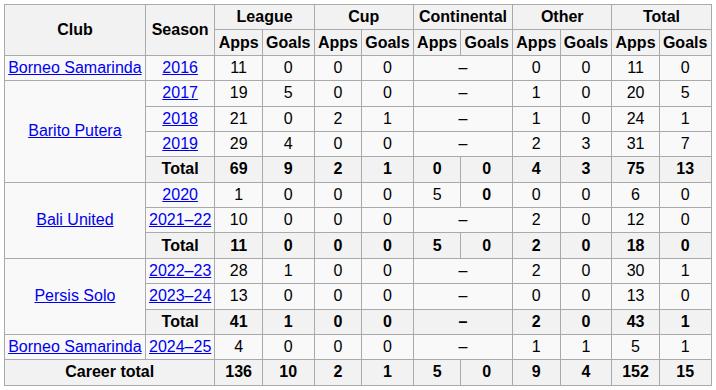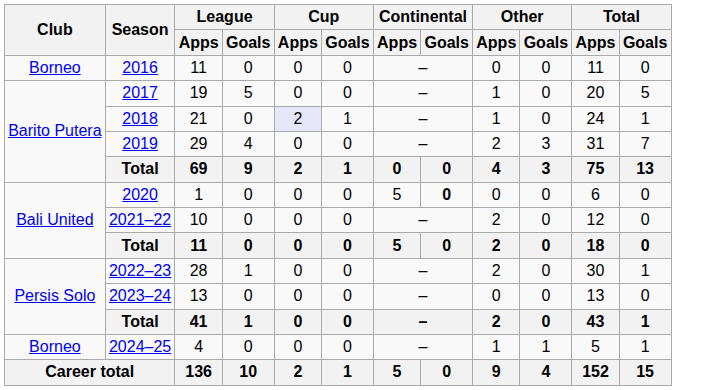(75, 67) Borneo Samarinda -> (55, 67) Borneo
(338, 118) no background -> (298, 118) lavender background
(75, 347) Borneo Samarinda -> (55, 347) Borneo
